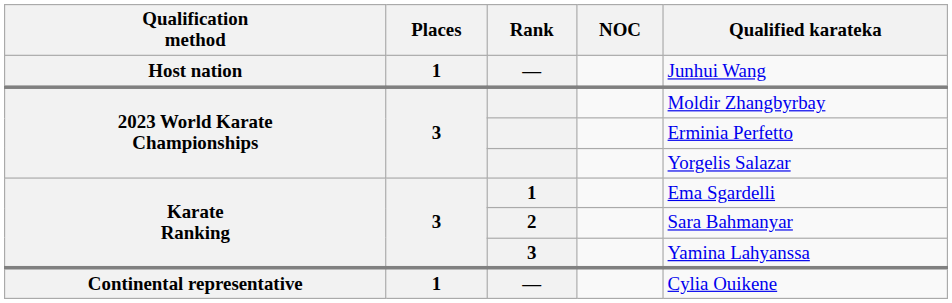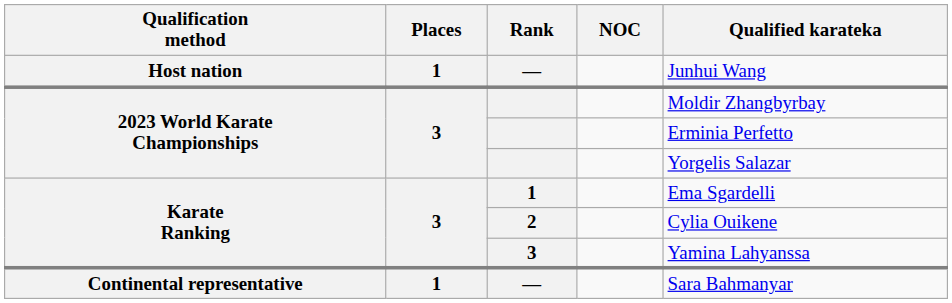(730, 222) Sara Bahmanyar -> (722, 222) Cylia Ouikene
(722, 283) Cylia Ouikene -> (730, 283) Sara Bahmanyar
